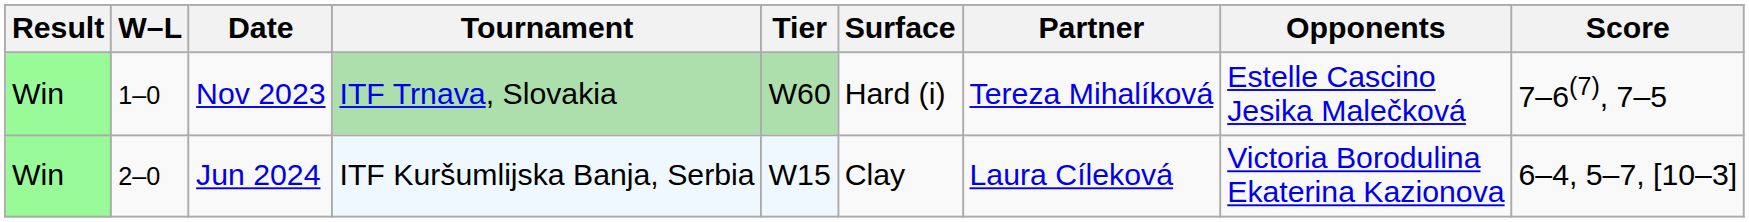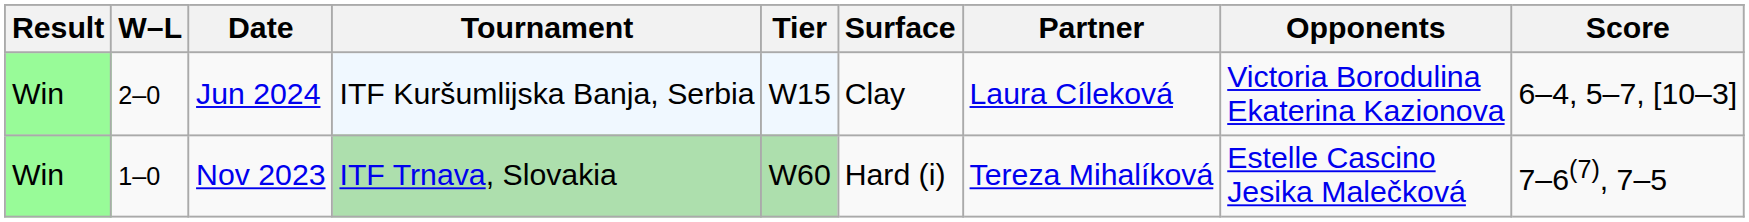rows swapped: (261, 93) <-> (258, 175)
